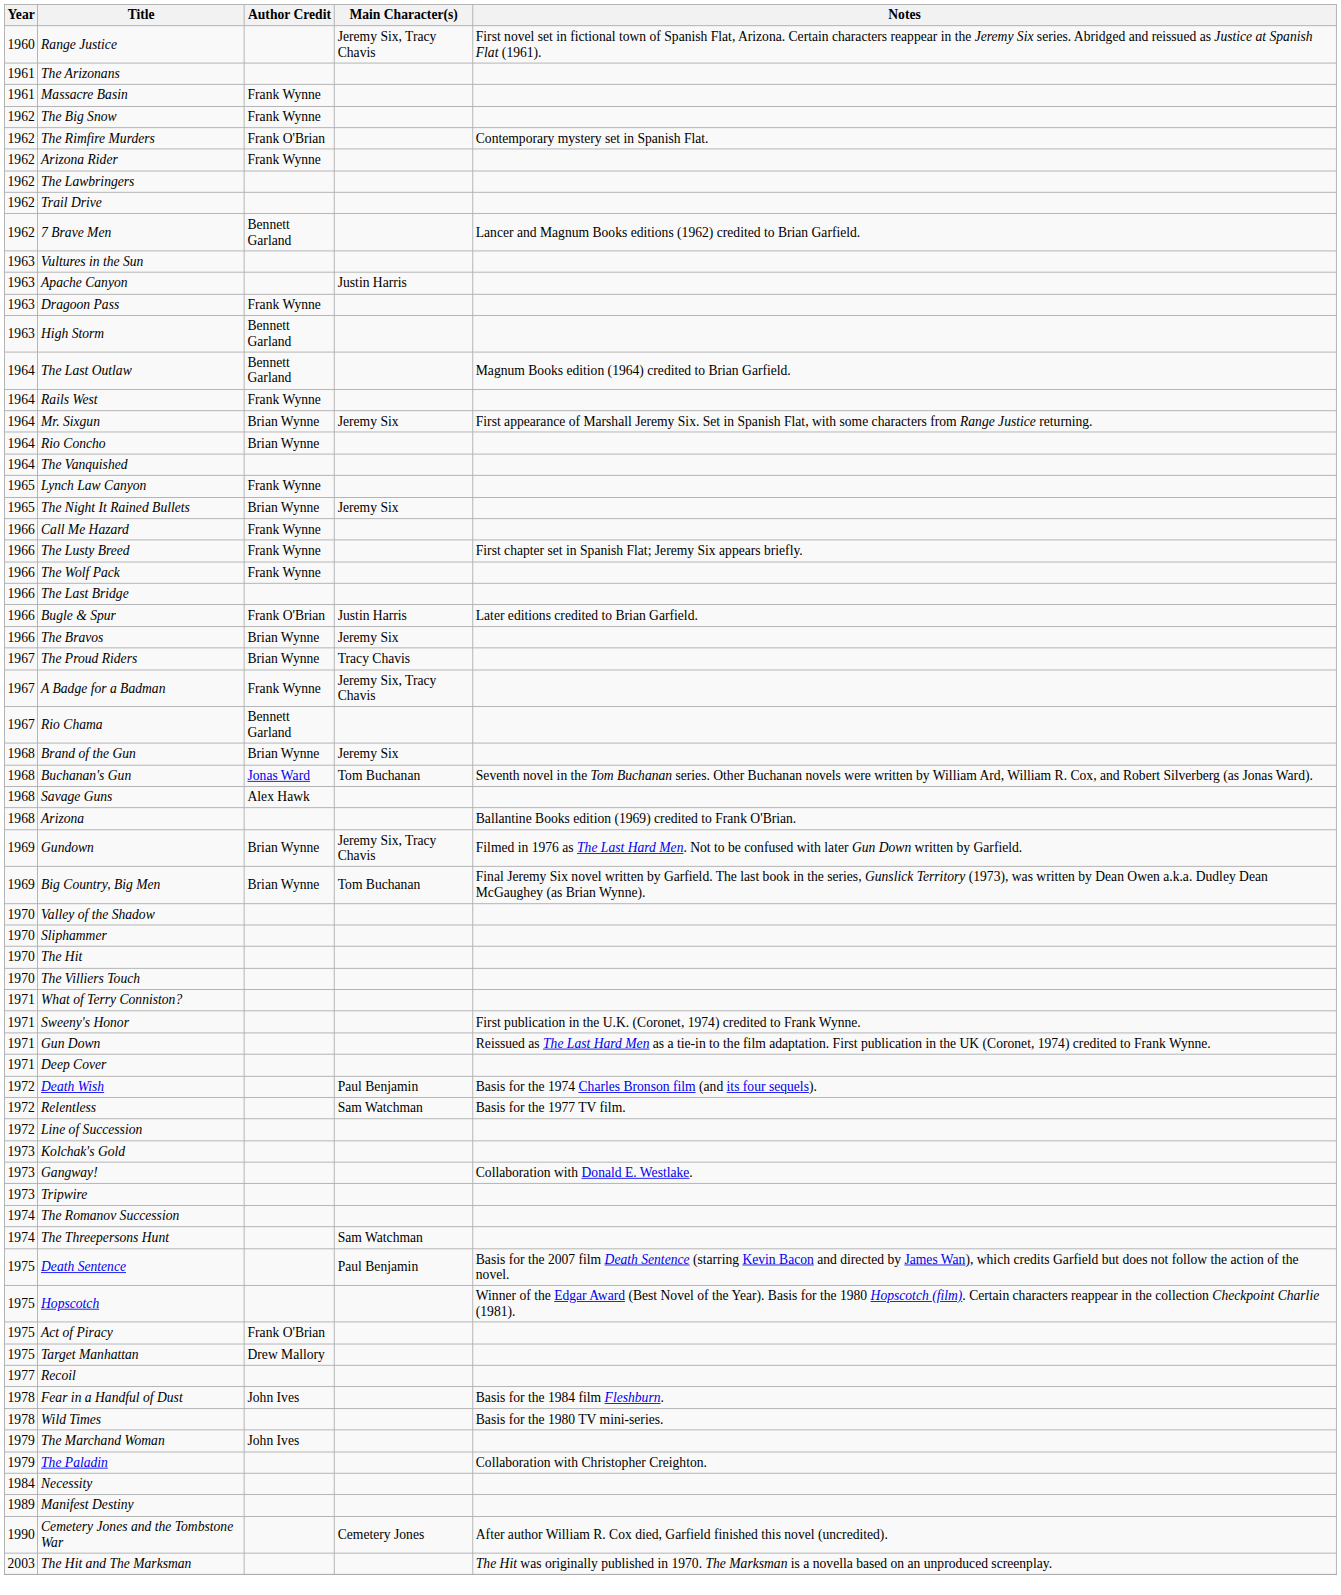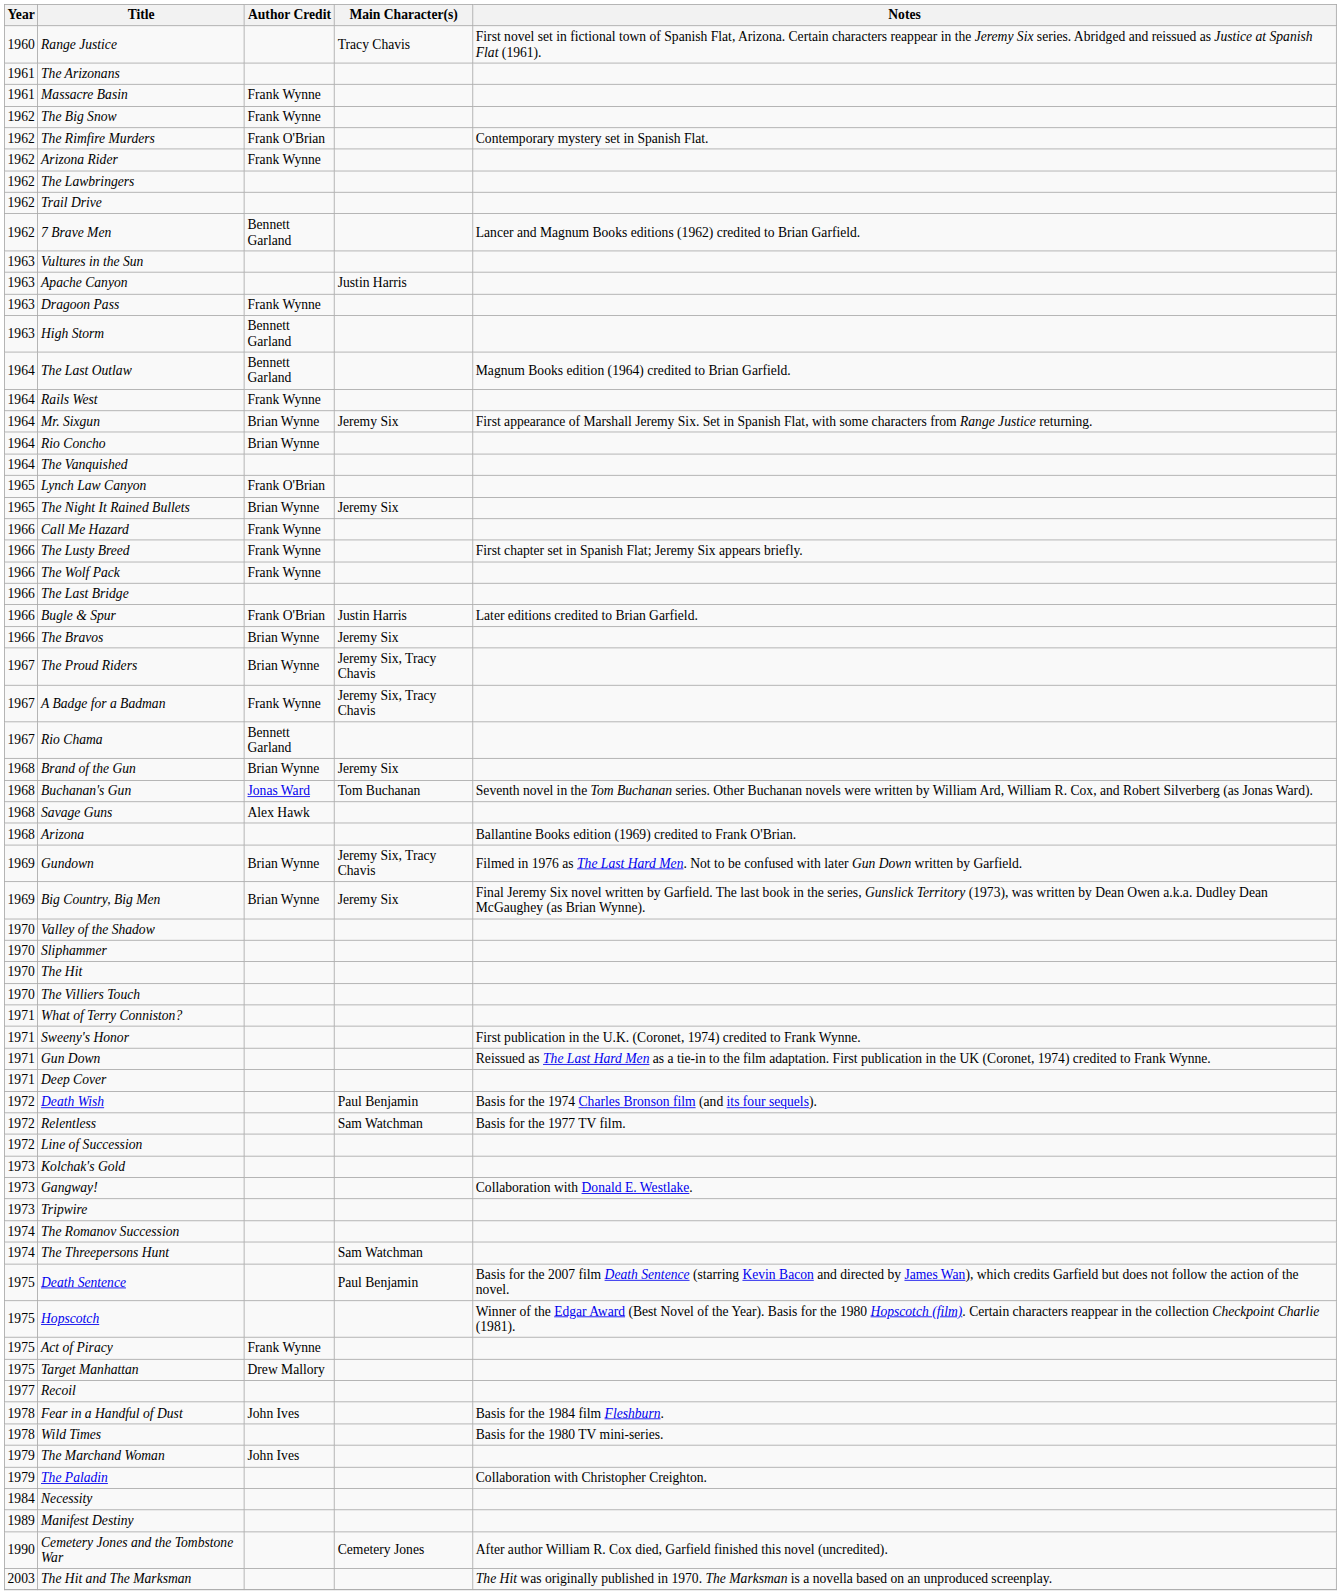(387, 44) Jeremy Six, Tracy Chavis -> (374, 44) Tracy Chavis
(284, 486) Frank Wynne -> (286, 486) Frank O'Brian
(374, 658) Tracy Chavis -> (387, 666) Jeremy Six, Tracy Chavis
(379, 884) Tom Buchanan -> (368, 900) Jeremy Six
(286, 1332) Frank O'Brian -> (284, 1348) Frank Wynne
